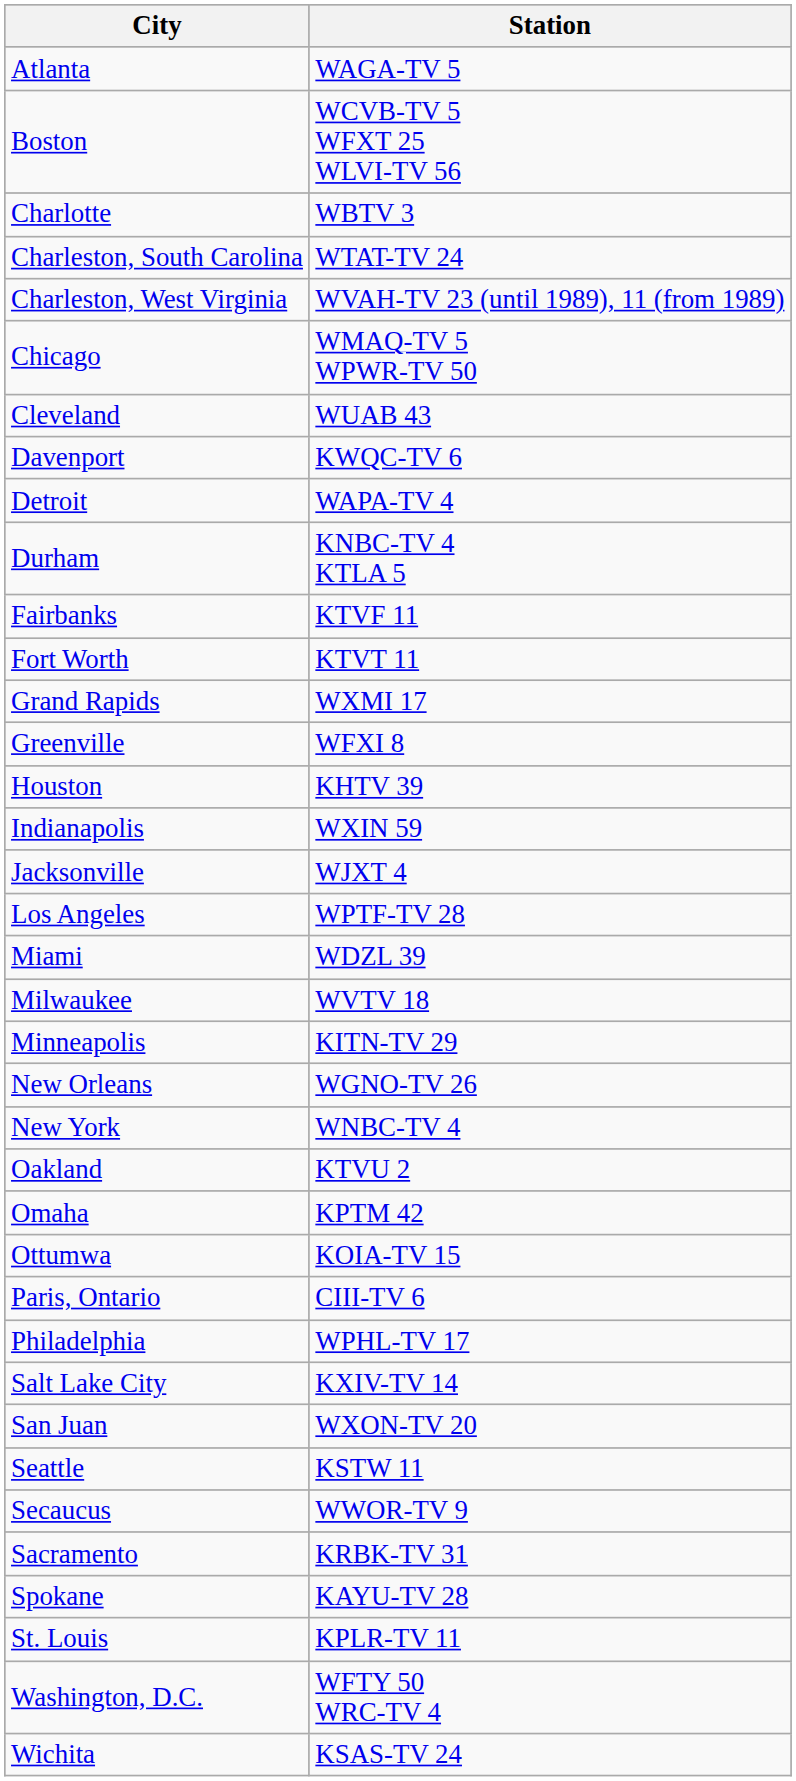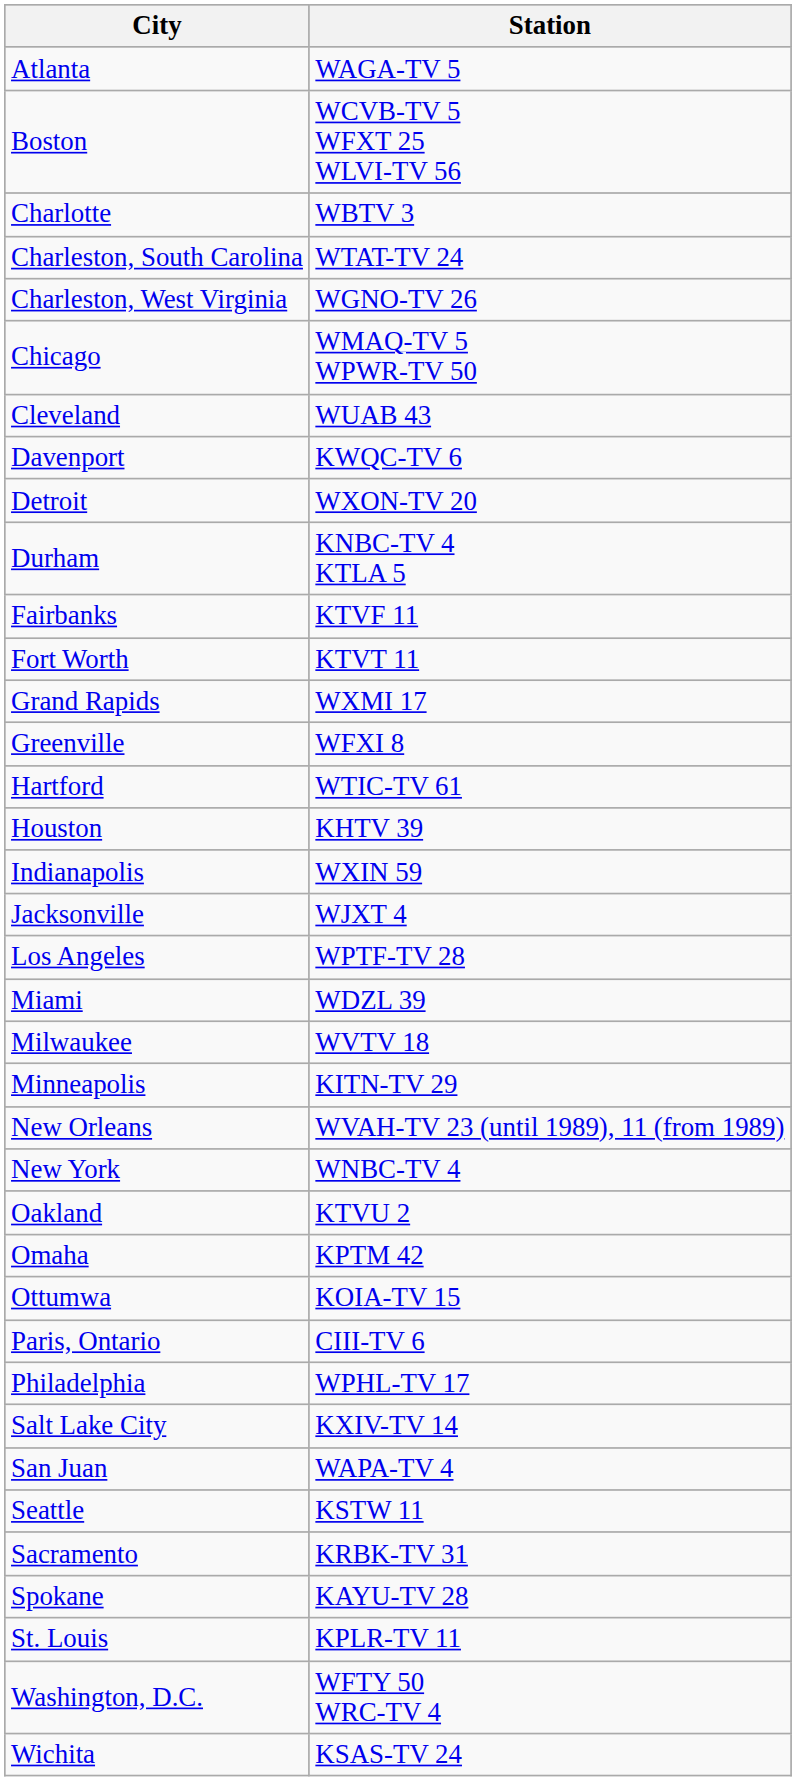(550, 299) WVAH-TV 23 (until 1989), 11 (from 1989) -> (396, 299) WGNO-TV 26
(384, 500) WAPA-TV 4 -> (396, 500) WXON-TV 20
+ row: (57, 786)
(396, 1084) WGNO-TV 26 -> (550, 1127) WVAH-TV 23 (until 1989), 11 (from 1989)
(396, 1425) WXON-TV 20 -> (384, 1468) WAPA-TV 4
- row: (61, 1510)
